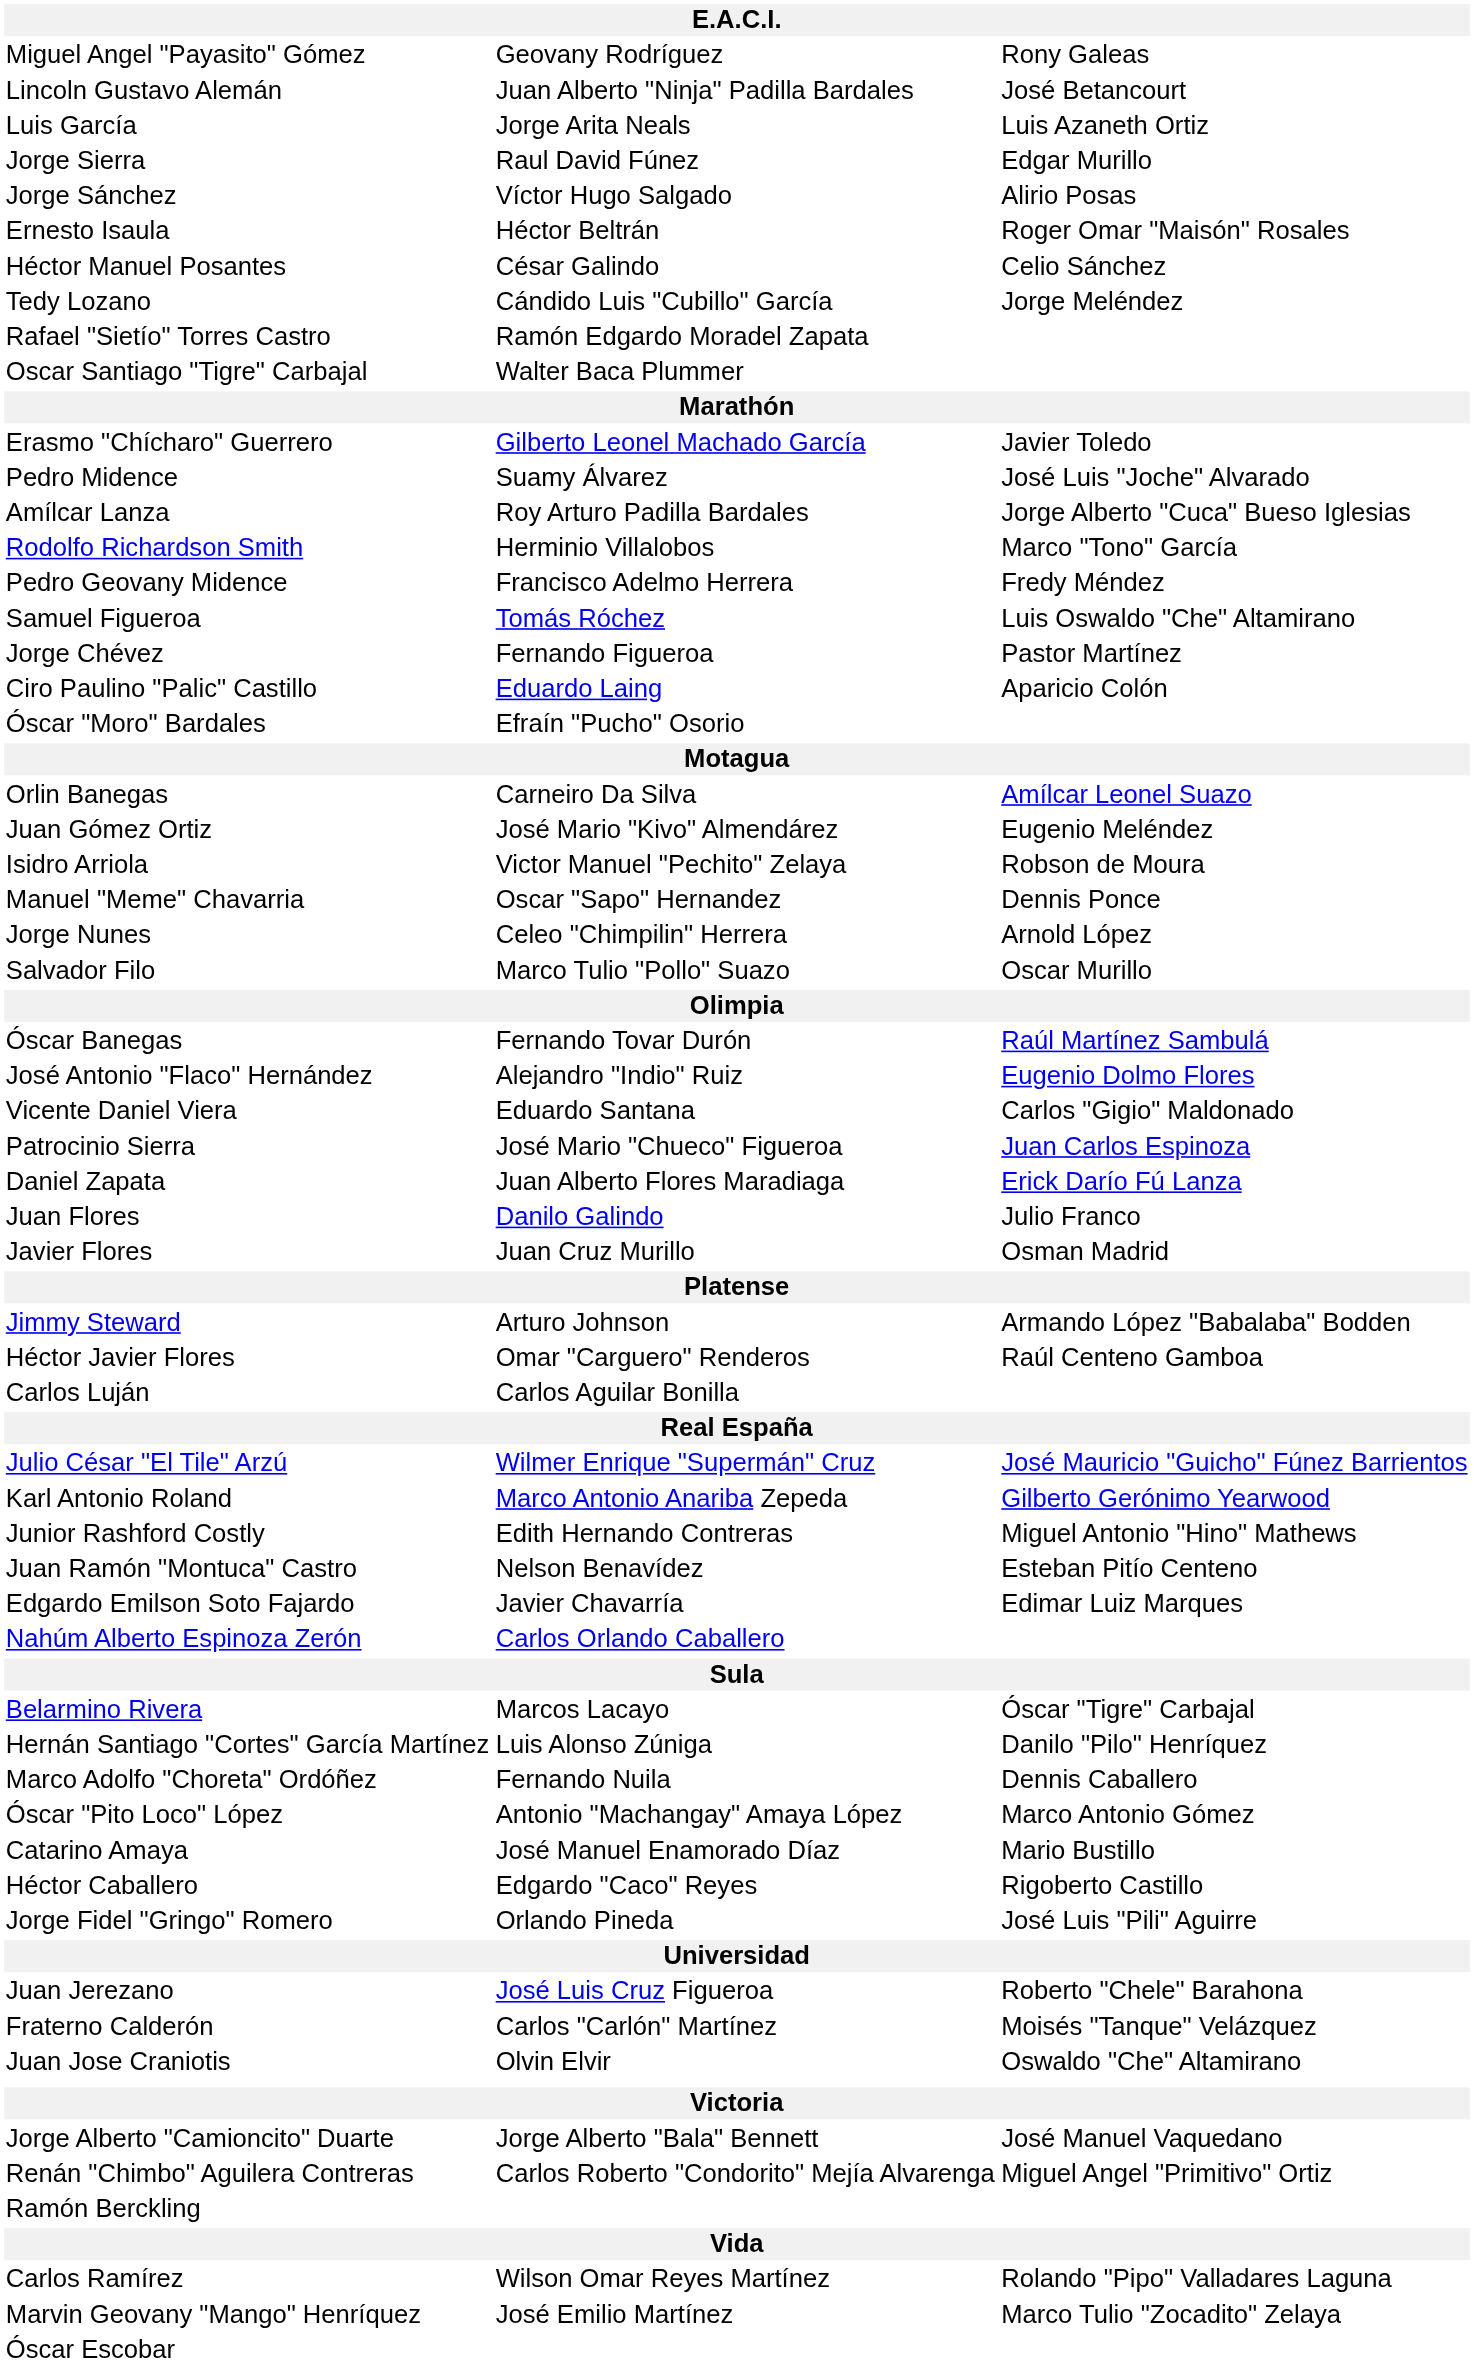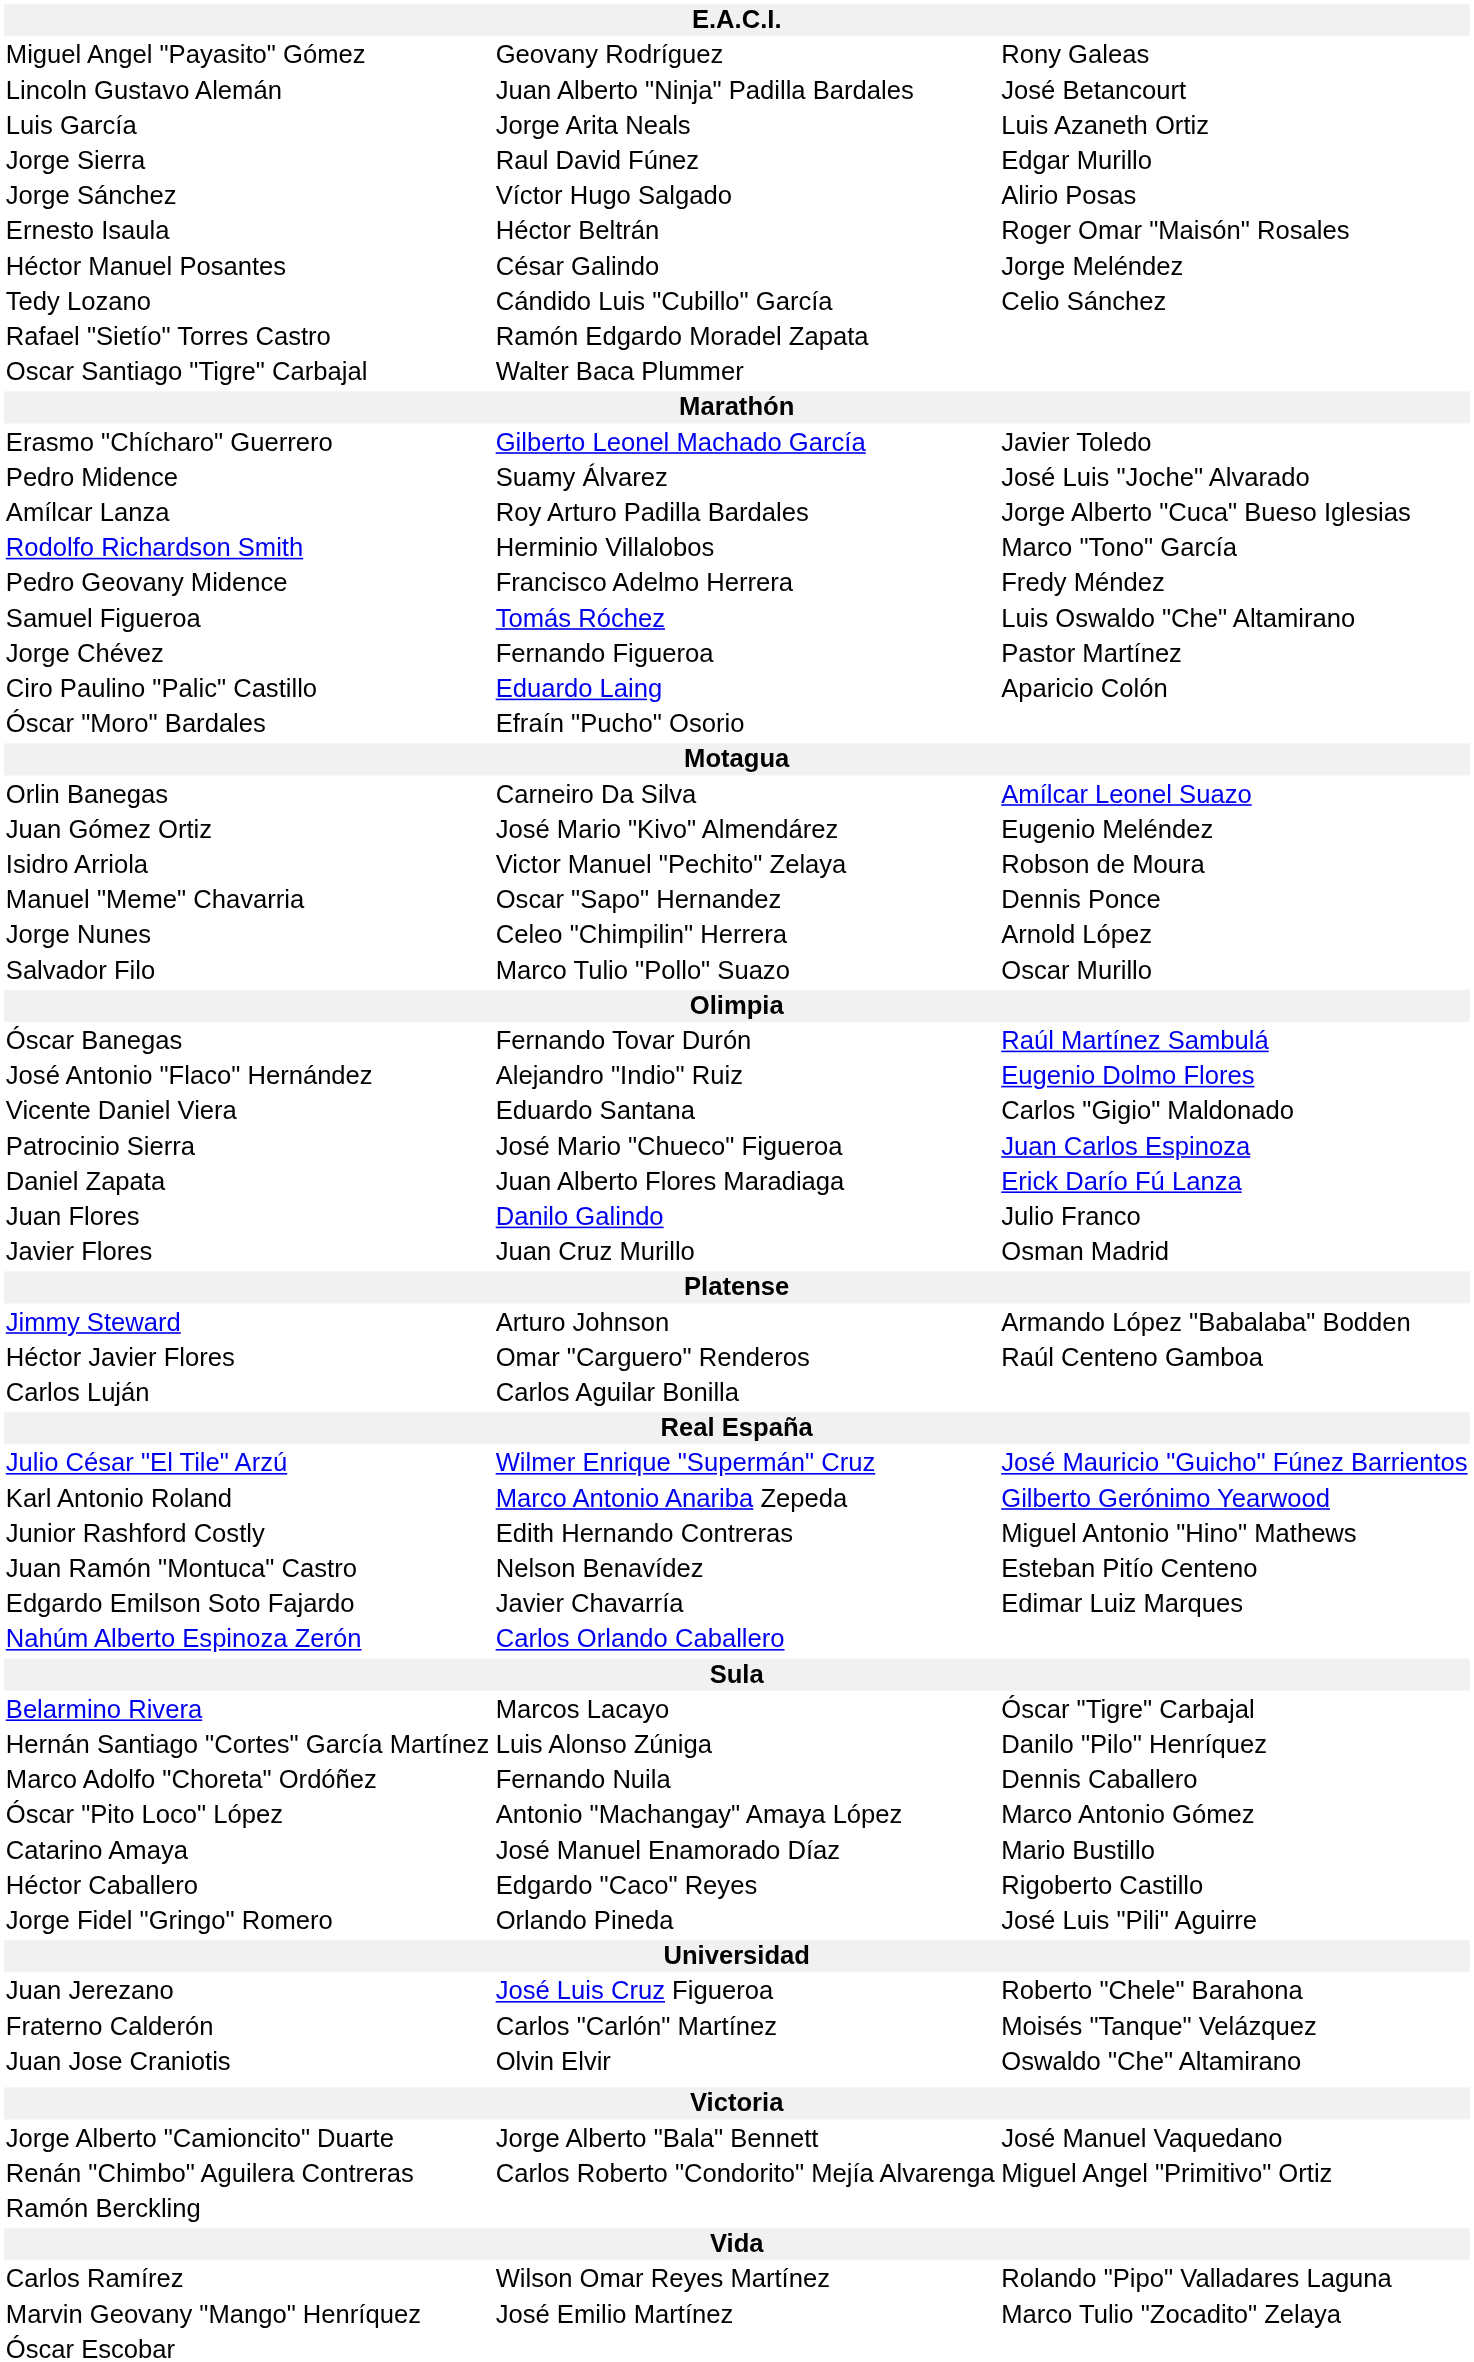(1084, 266) Celio Sánchez -> (1092, 266) Jorge Meléndez
(1092, 301) Jorge Meléndez -> (1084, 301) Celio Sánchez
